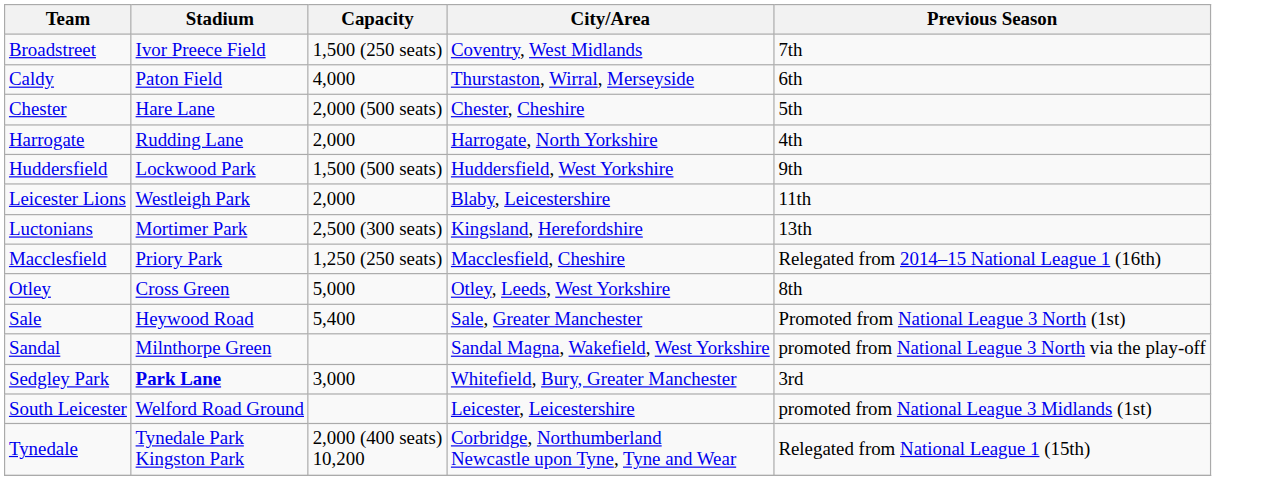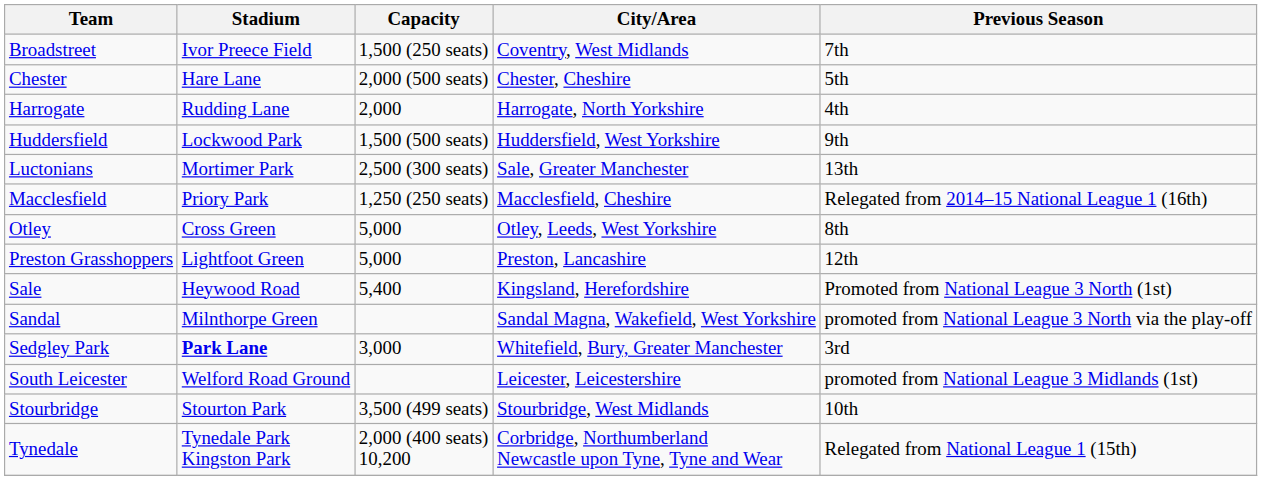- row: (31, 79)
- row: (67, 199)
(547, 229) Kingsland, Herefordshire -> (593, 169) Sale, Greater Manchester
+ row: (91, 259)
(547, 318) Sale, Greater Manchester -> (593, 288) Kingsland, Herefordshire
+ row: (54, 408)
